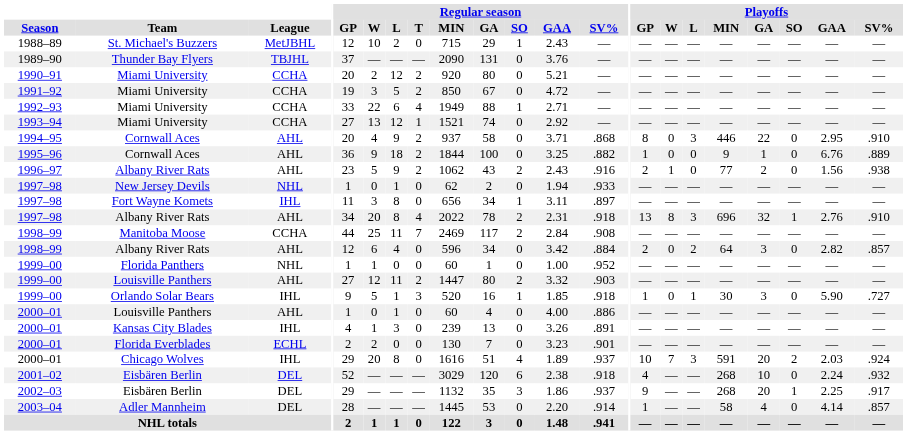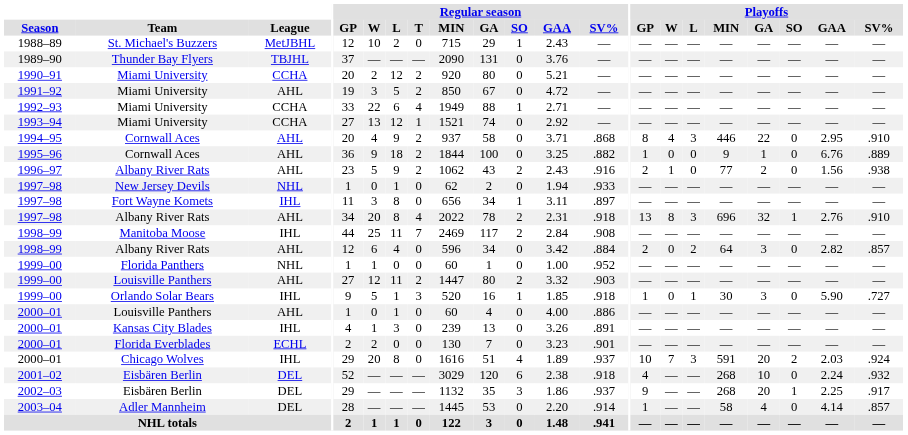(290, 91) CCHA -> (290, 91) AHL
(671, 138) 0 -> (671, 138) 4
(290, 233) CCHA -> (290, 233) IHL
